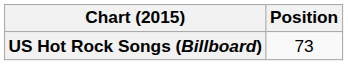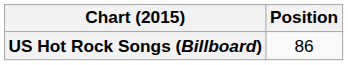(304, 45) 73 -> (304, 45) 86
